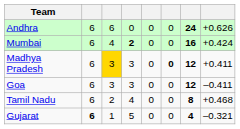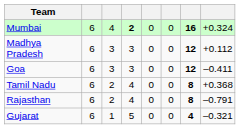- row: (22, 27)
(218, 43) +0.424 -> (218, 27) +0.324
(112, 64) gold background -> (112, 48) no background
(171, 64) bold -> (171, 48) normal
(218, 64) +0.411 -> (218, 48) +0.112
(218, 100) +0.468 -> (218, 85) +0.368
+ row: (29, 100)
(92, 116) bold -> (92, 116) normal
